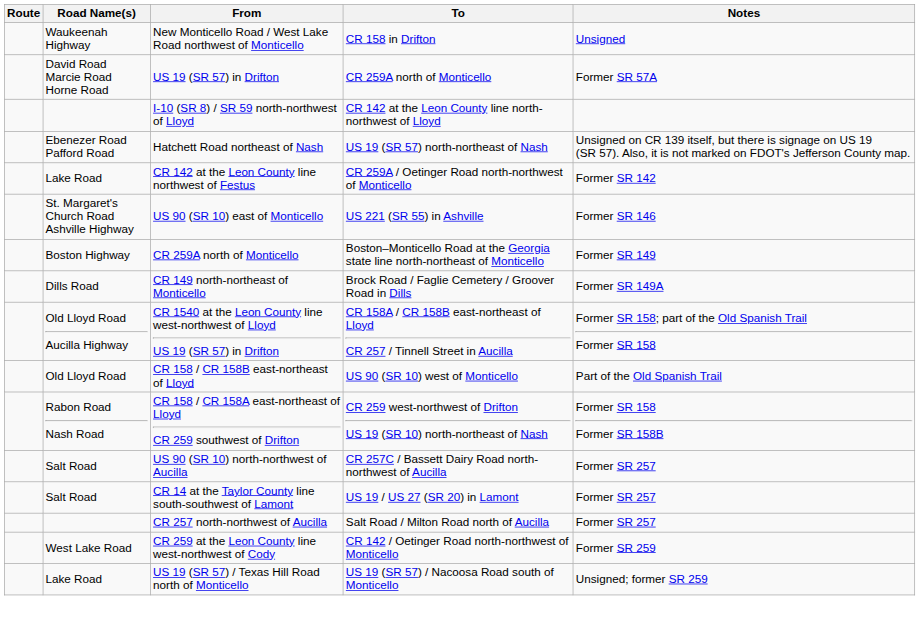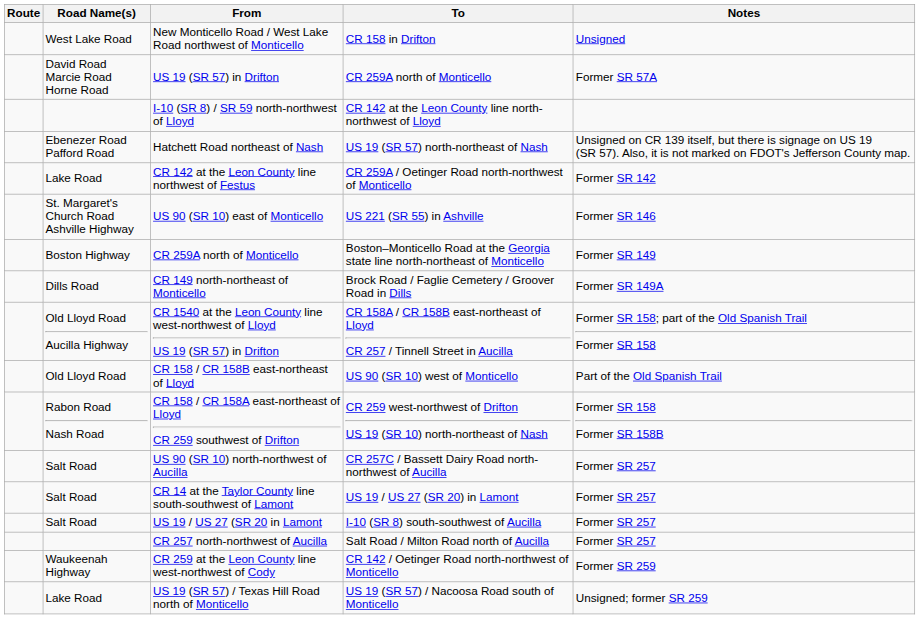(76, 38) Waukeenah Highway -> (89, 38) West Lake Road
+ row: (237, 522)
(89, 547) West Lake Road -> (76, 566) Waukeenah Highway
